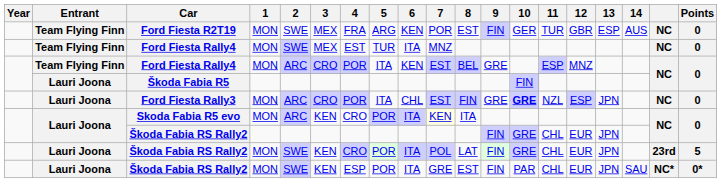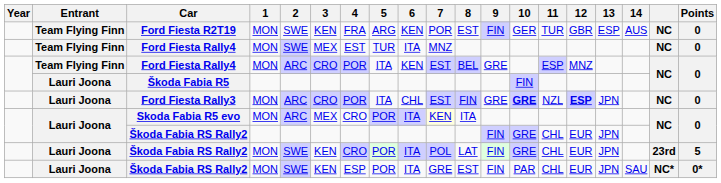(325, 31) MEX -> (325, 31) KEN
(581, 100) normal -> (581, 100) bold
(325, 117) KEN -> (325, 117) MEX
